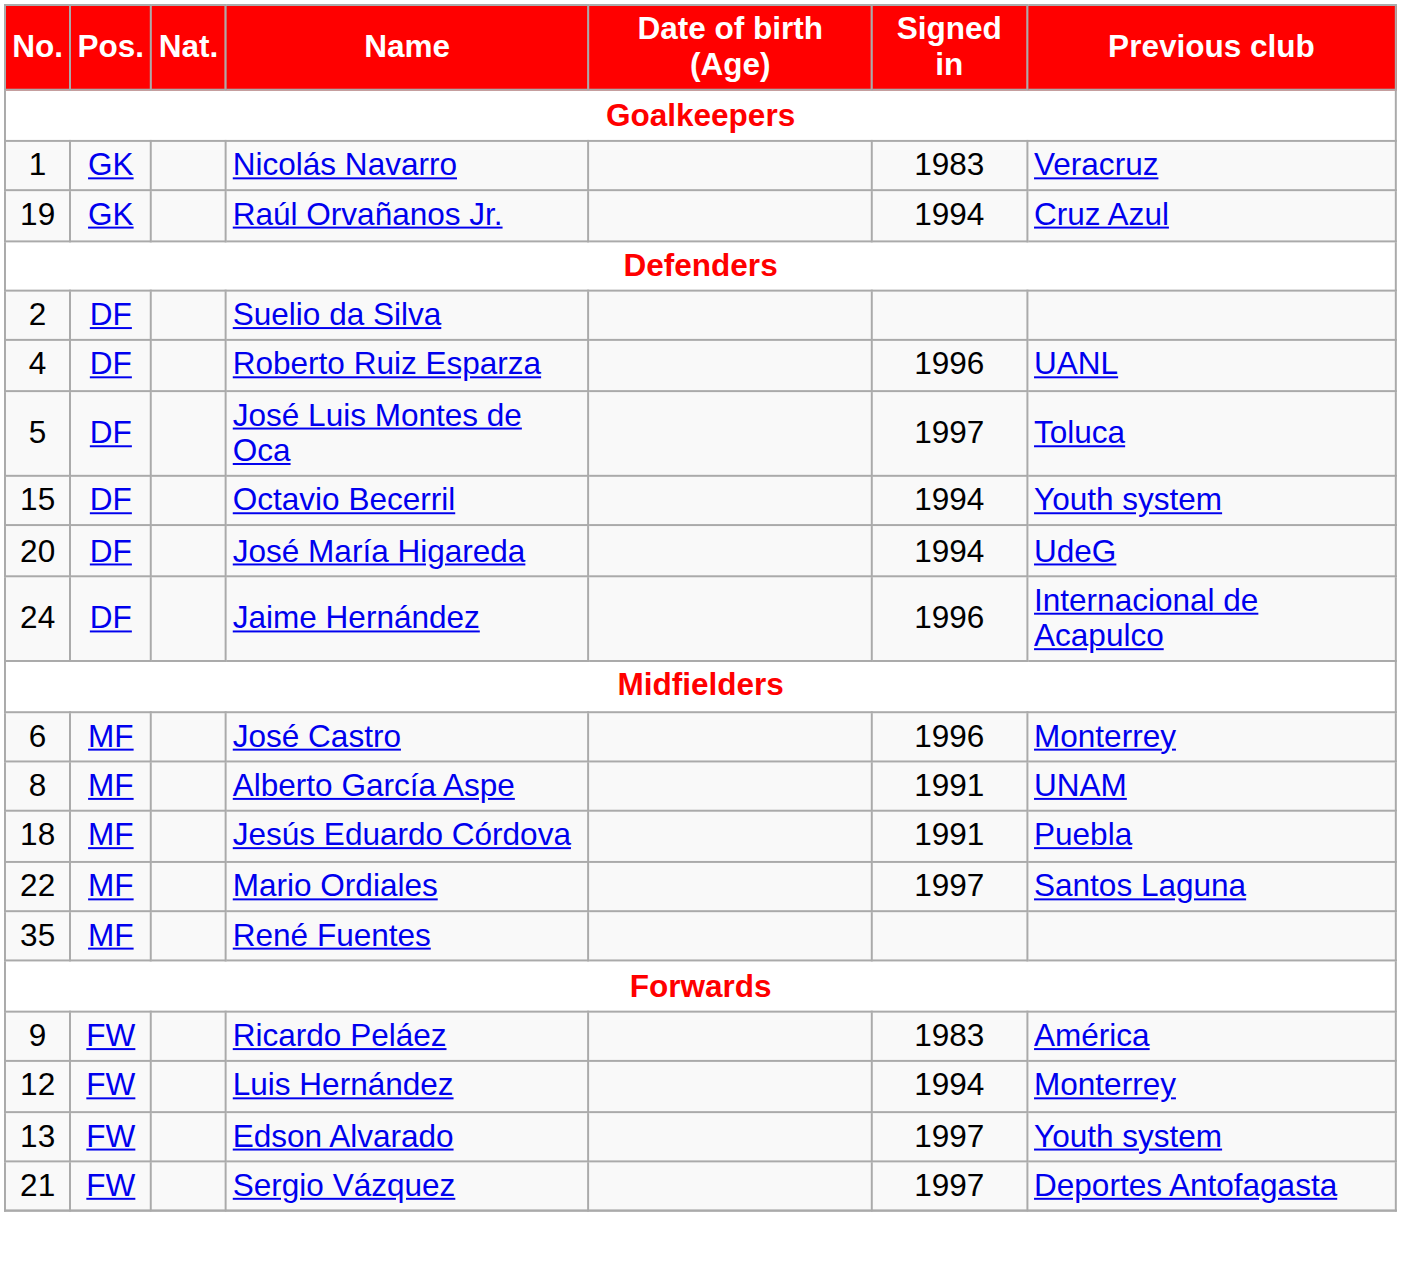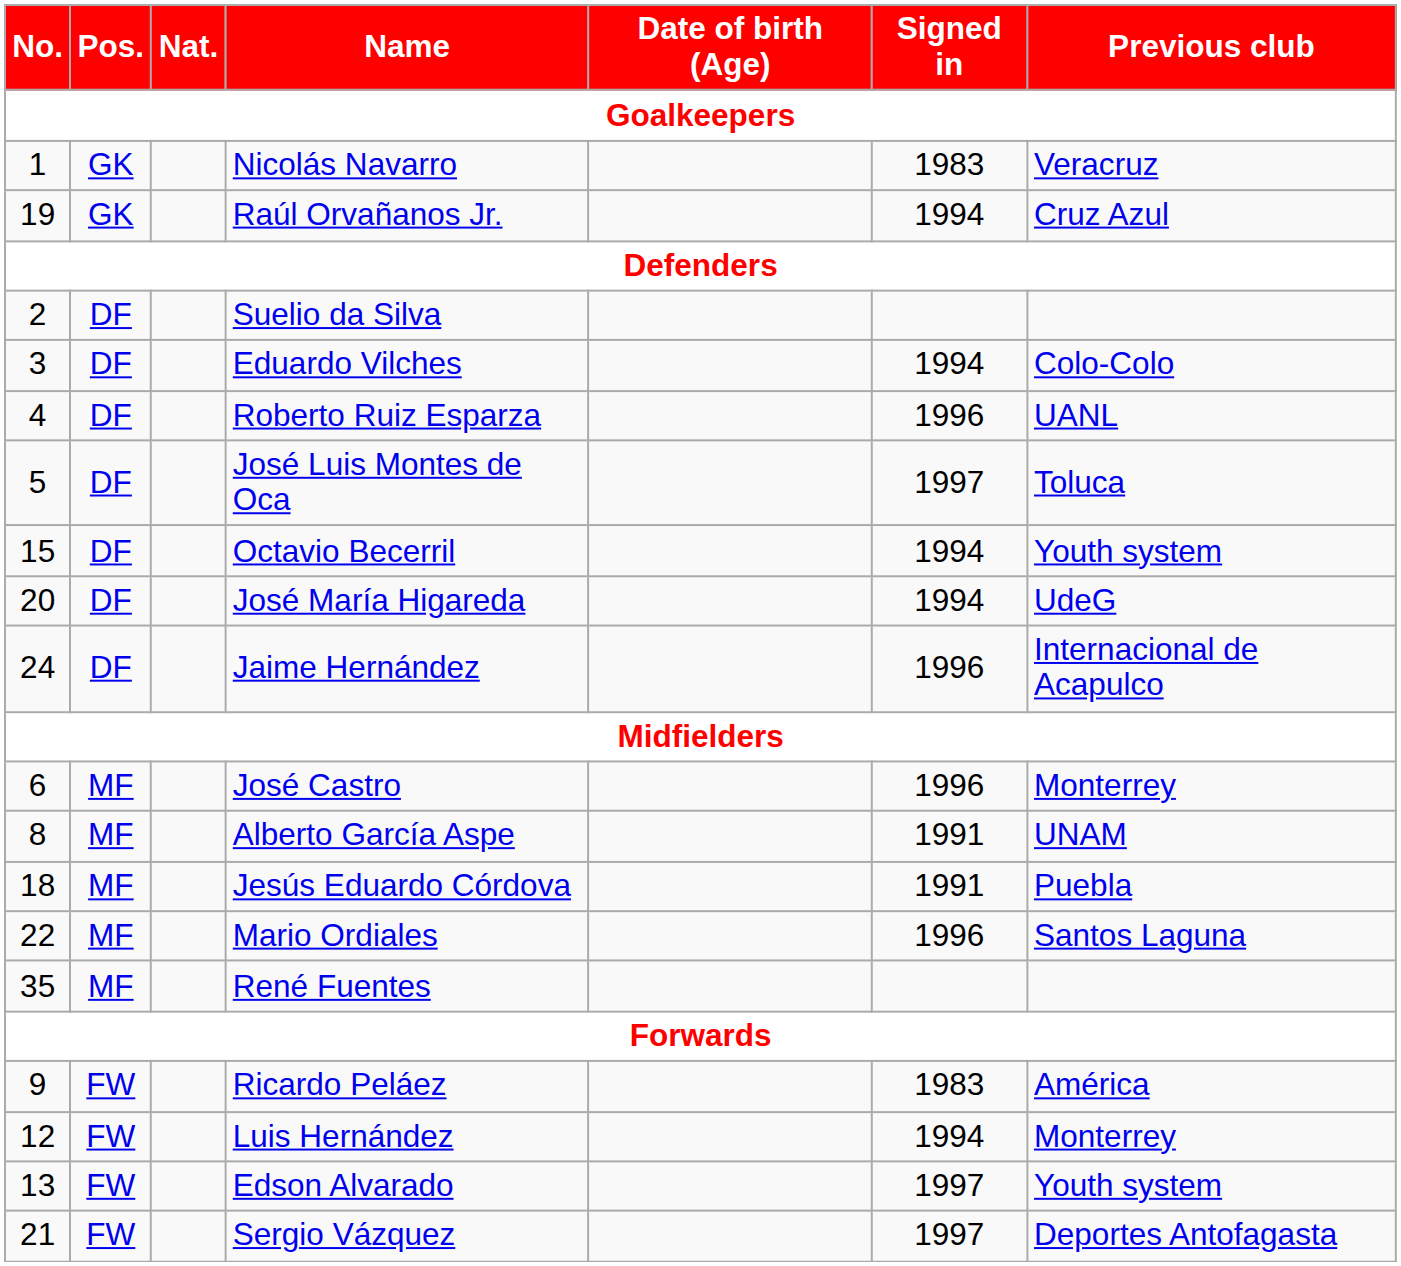+ row: (347, 364)
(949, 885) 1997 -> (949, 935) 1996
